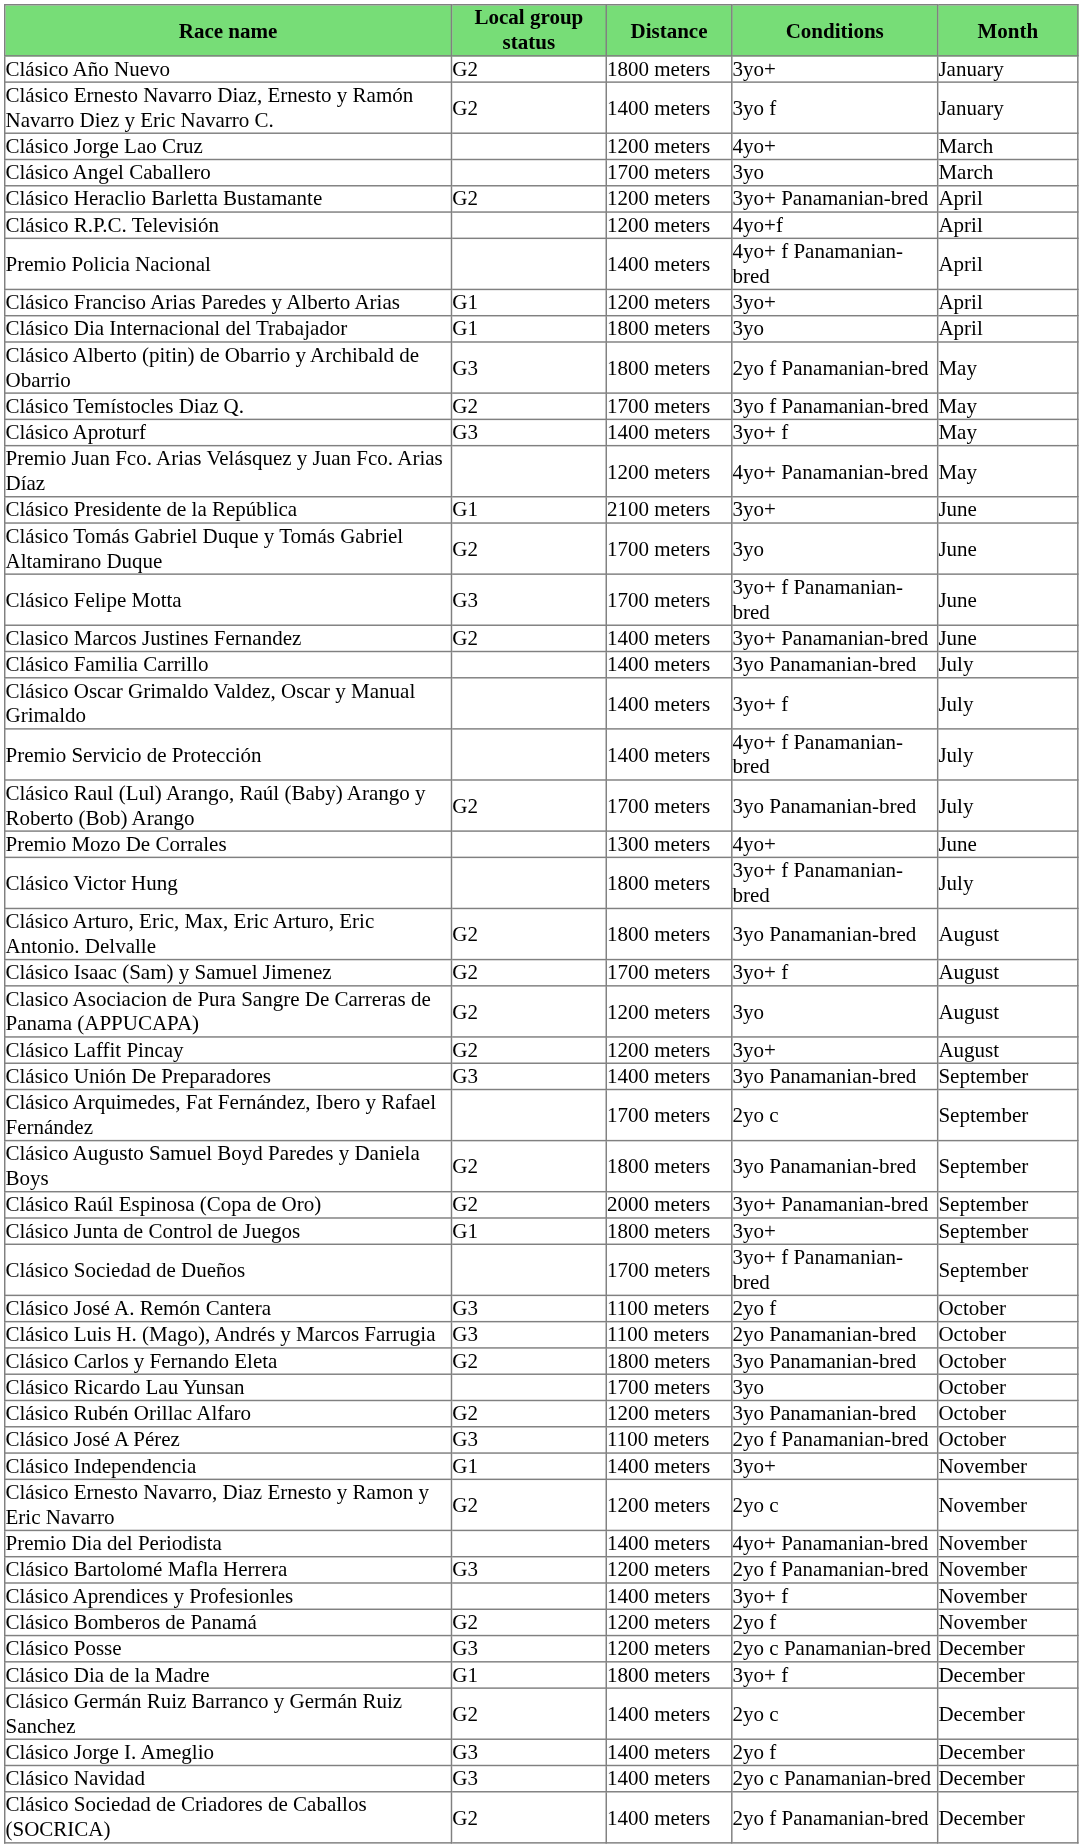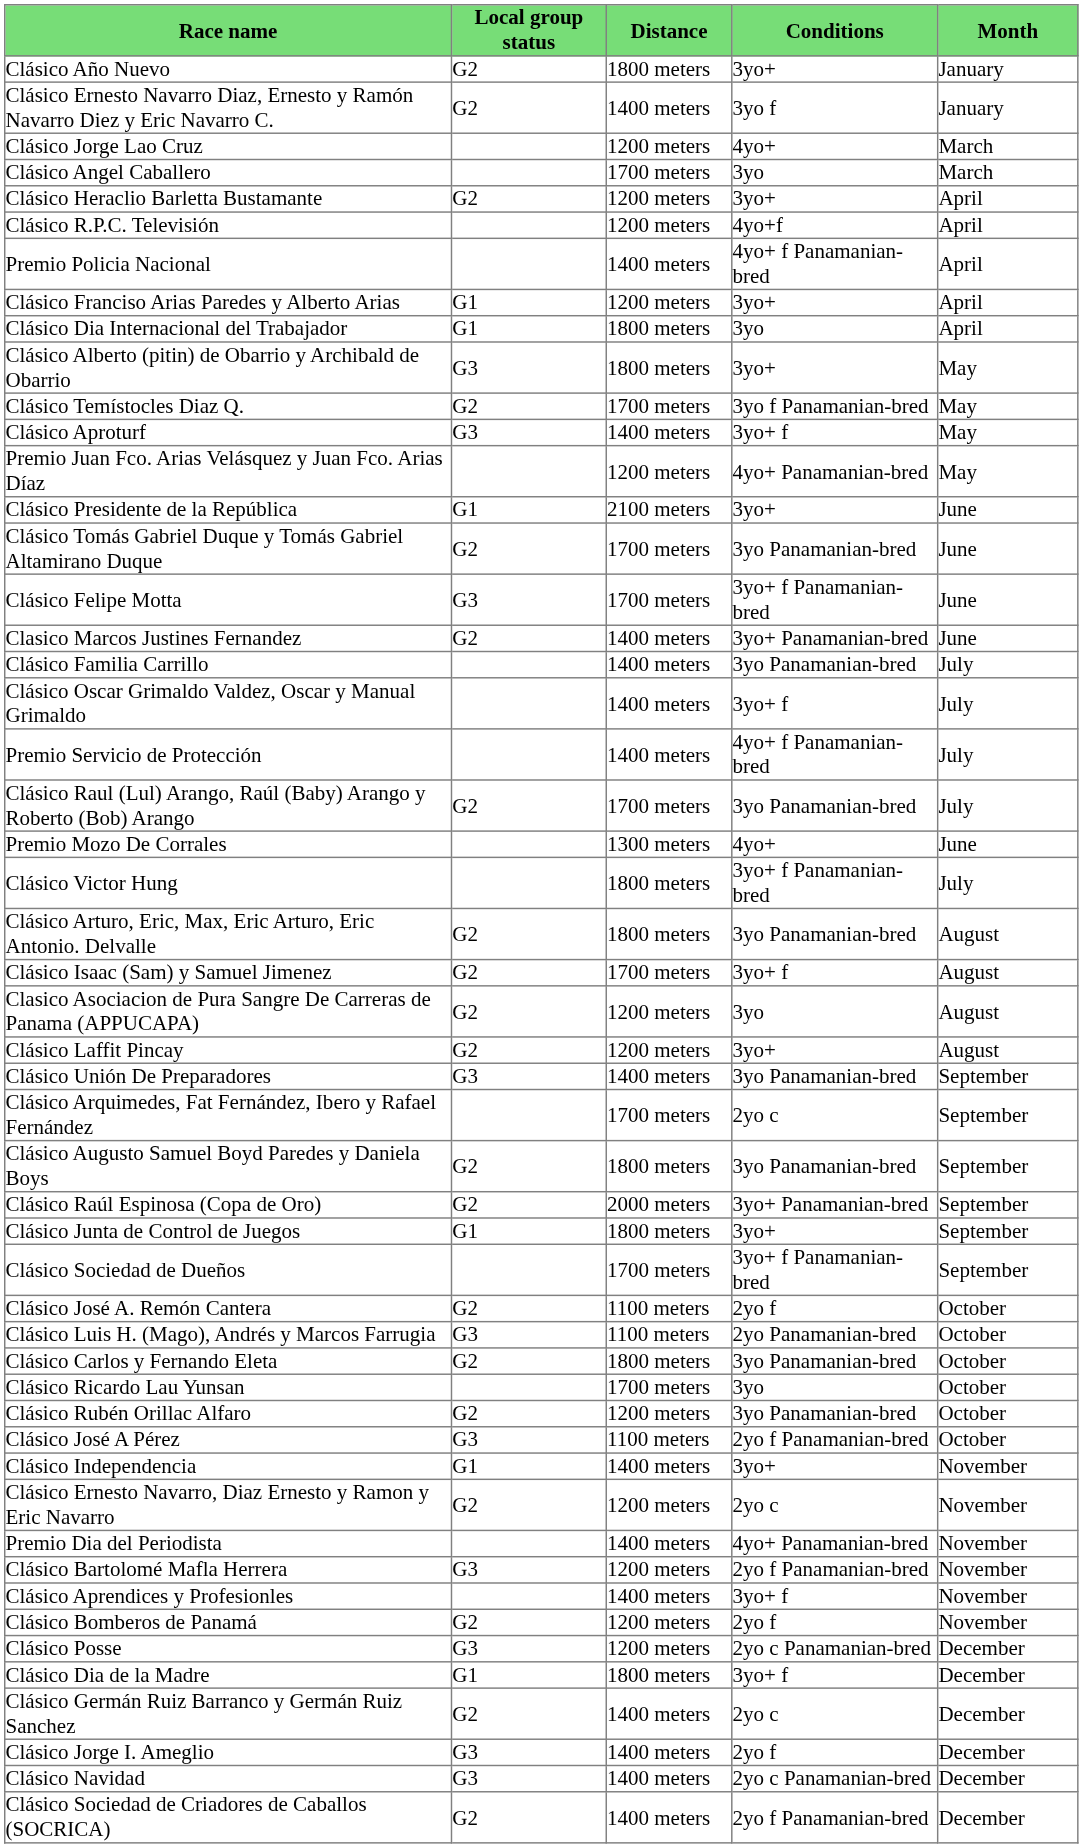(830, 198) 3yo+ Panamanian-bred -> (754, 198) 3yo+
(831, 367) 2yo f Panamanian-bred -> (754, 367) 3yo+
(748, 548) 3yo -> (824, 548) 3yo Panamanian-bred
(465, 1308) G3 -> (465, 1308) G2
